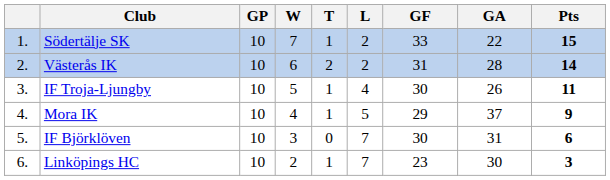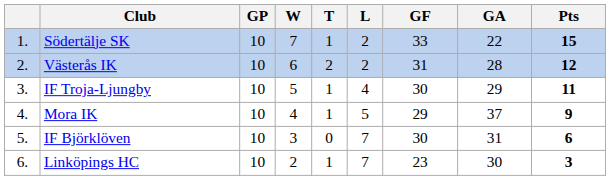(569, 65) 14 -> (569, 65) 12
(494, 89) 26 -> (494, 89) 29
